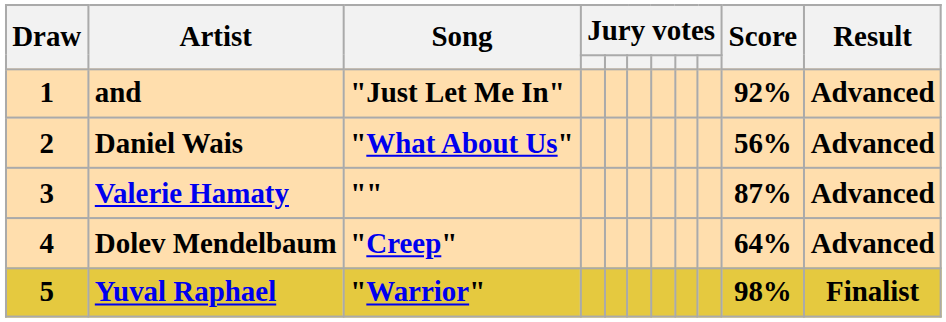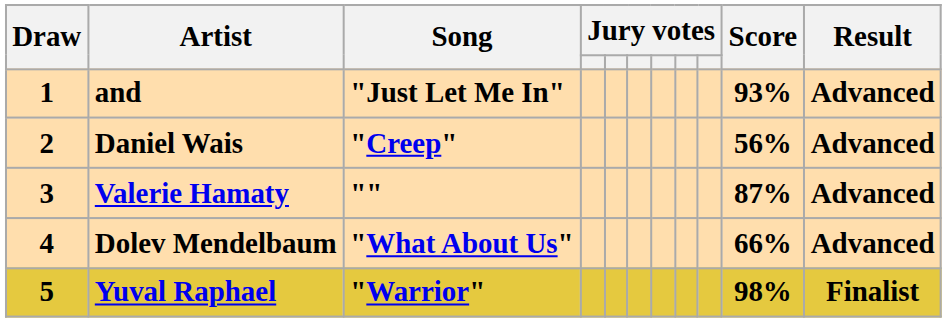(763, 94) 92% -> (763, 94) 93%
(462, 143) "What About Us" -> (404, 143) "Creep"
(404, 243) "Creep" -> (462, 243) "What About Us"
(763, 243) 64% -> (763, 243) 66%
